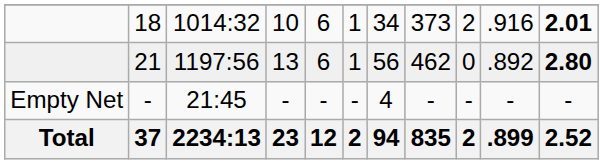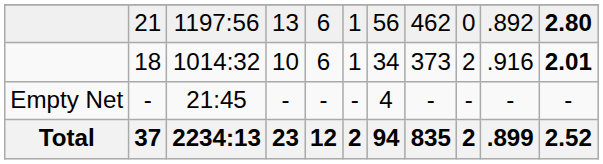rows swapped: (148, 23) <-> (148, 61)
